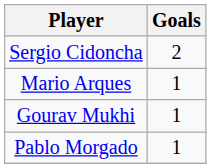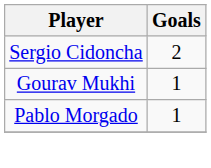- row: (76, 83)
